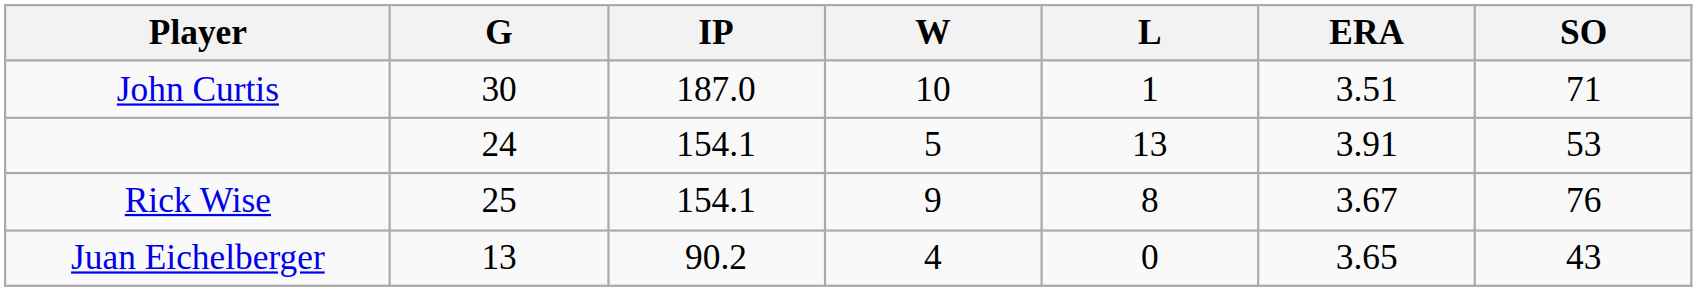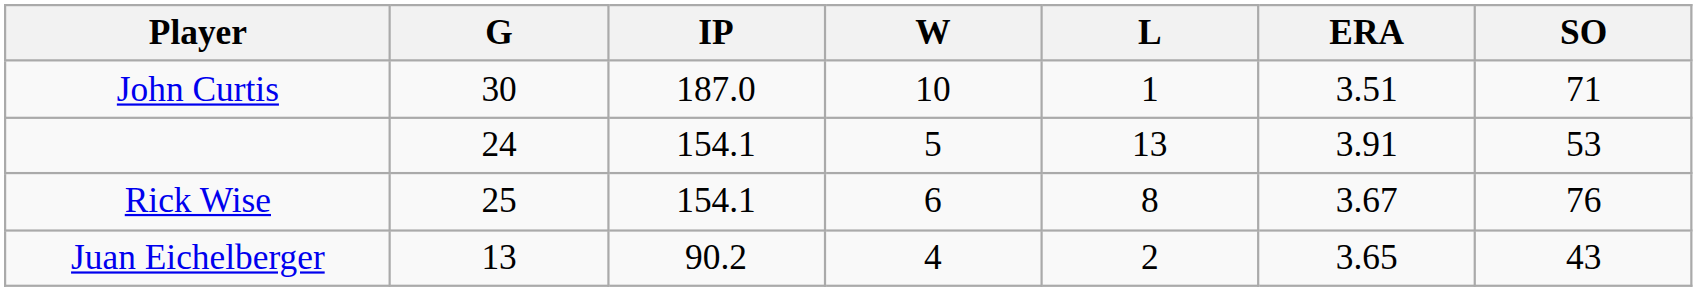(933, 200) 9 -> (933, 200) 6
(1150, 256) 0 -> (1150, 256) 2
